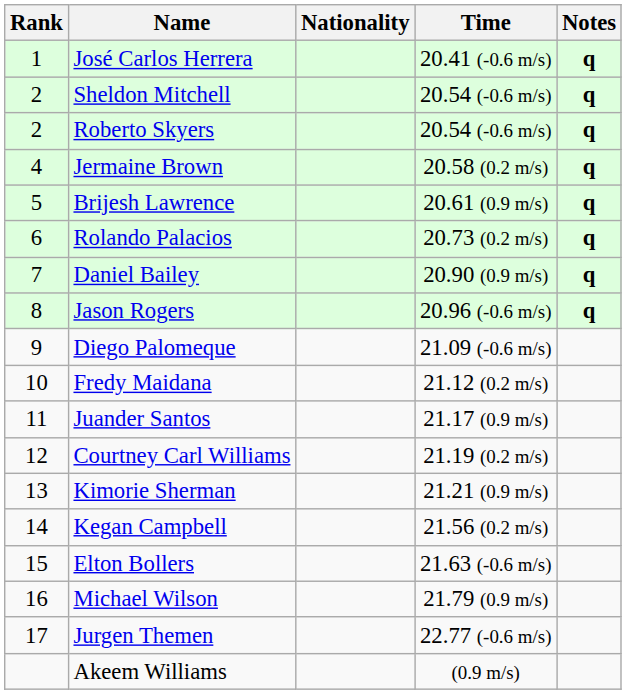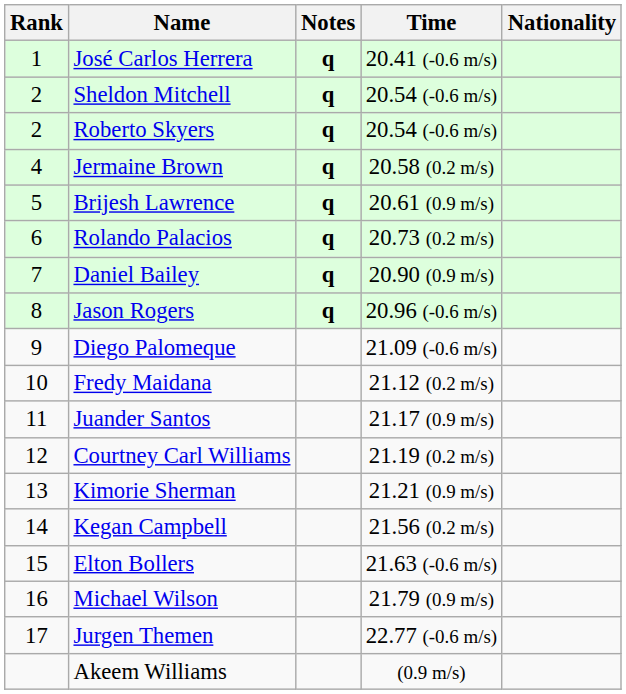columns swapped: (355, 22) <-> (589, 22)
